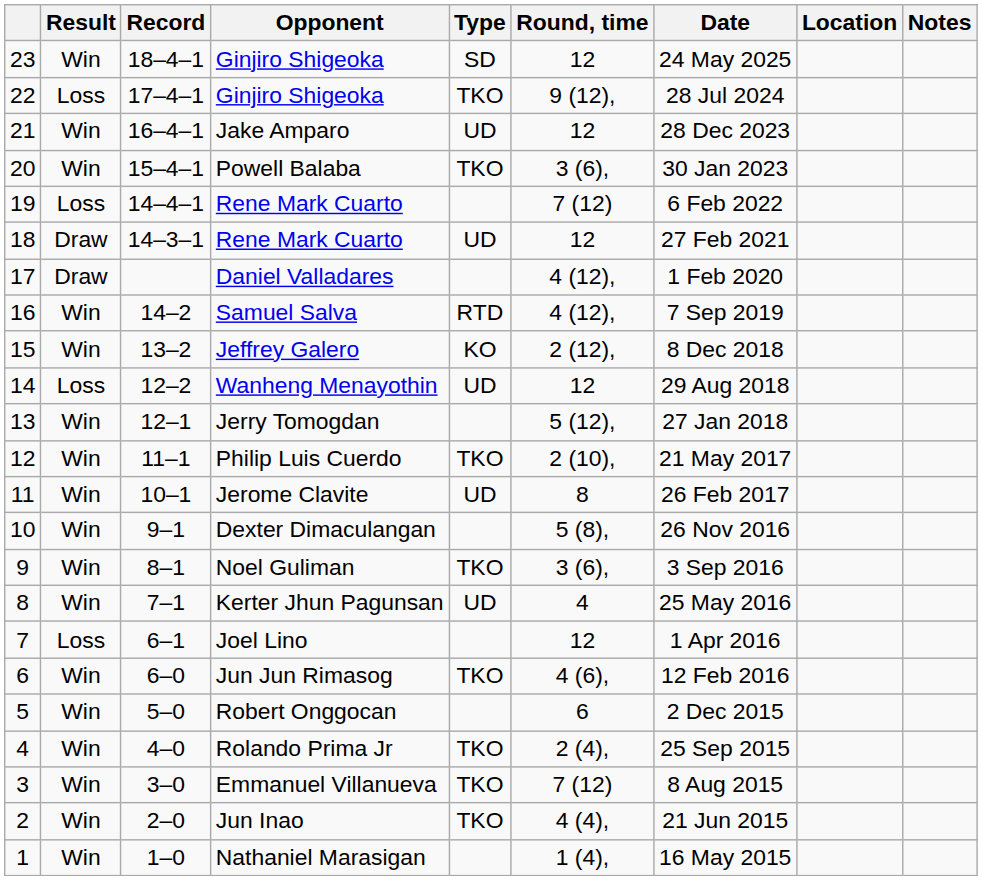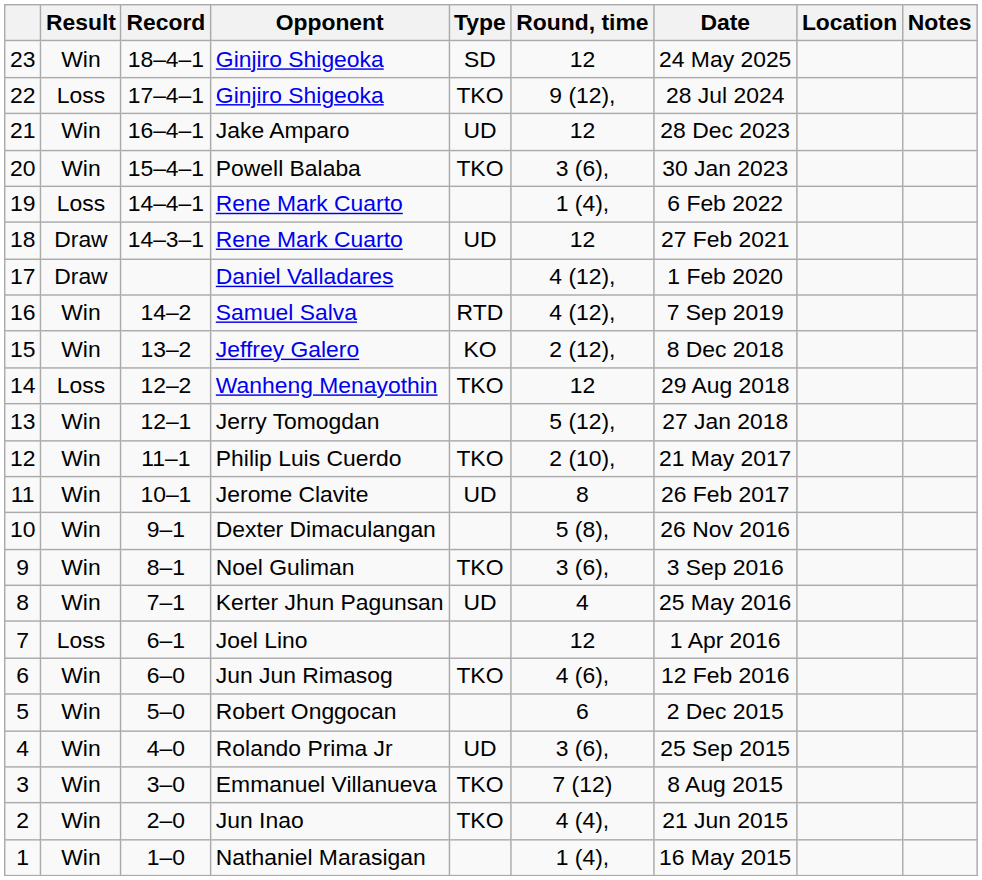(582, 204) 7 (12) -> (582, 204) 1 (4),
(480, 385) UD -> (480, 385) TKO
(480, 748) TKO -> (480, 748) UD
(582, 748) 2 (4), -> (582, 748) 3 (6),
